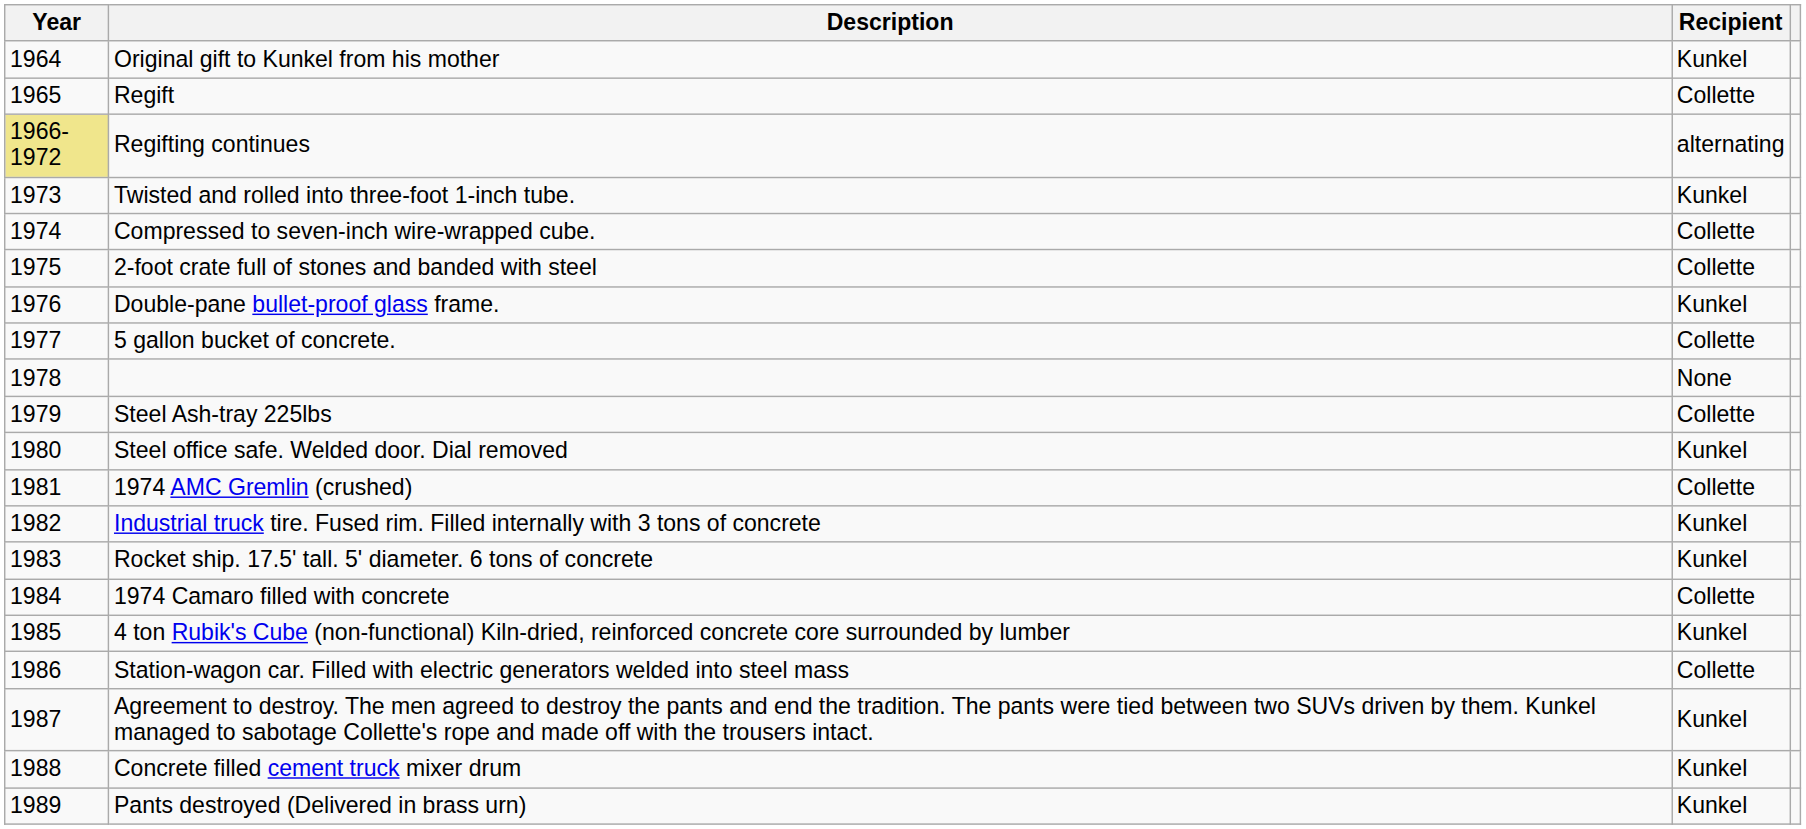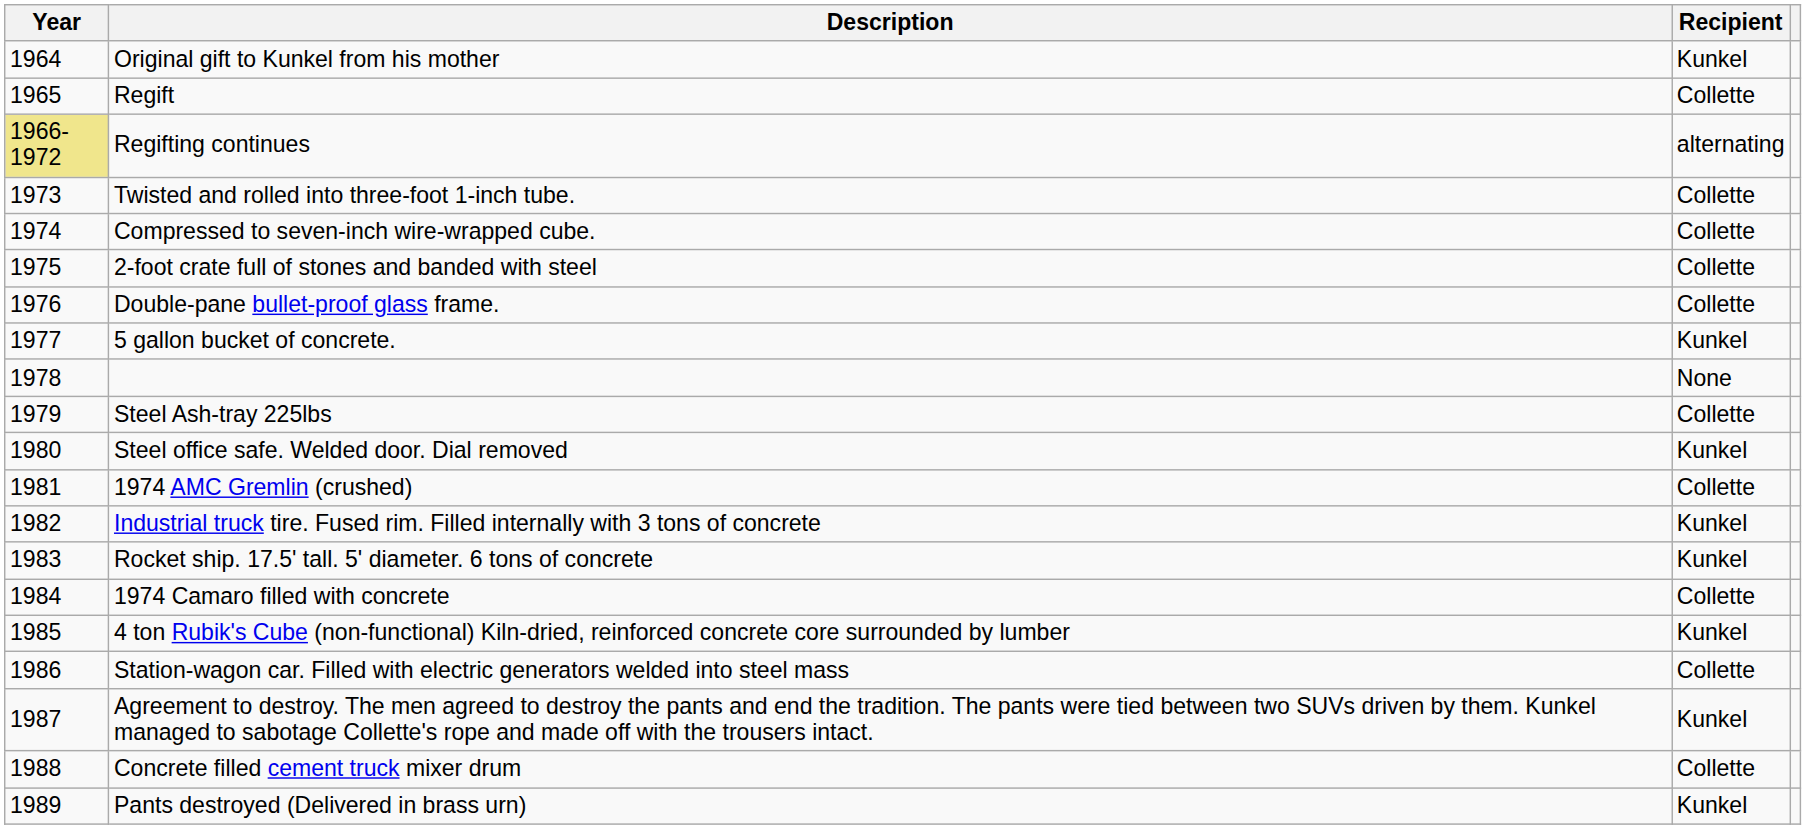(1712, 194) Kunkel -> (1716, 194) Collette
(1712, 304) Kunkel -> (1716, 304) Collette
(1716, 341) Collette -> (1712, 341) Kunkel
(1712, 768) Kunkel -> (1716, 768) Collette
